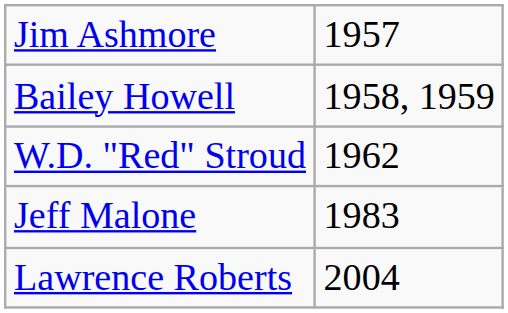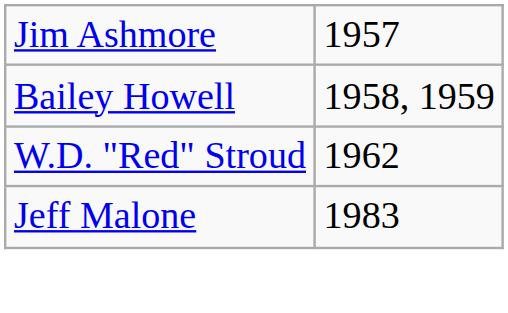- row: (153, 276)
